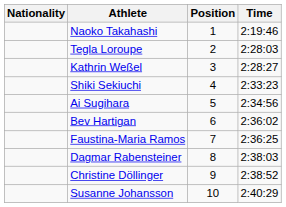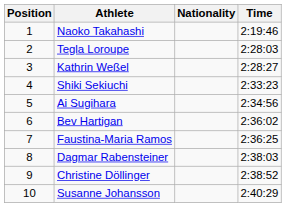columns swapped: (213, 13) <-> (36, 13)
